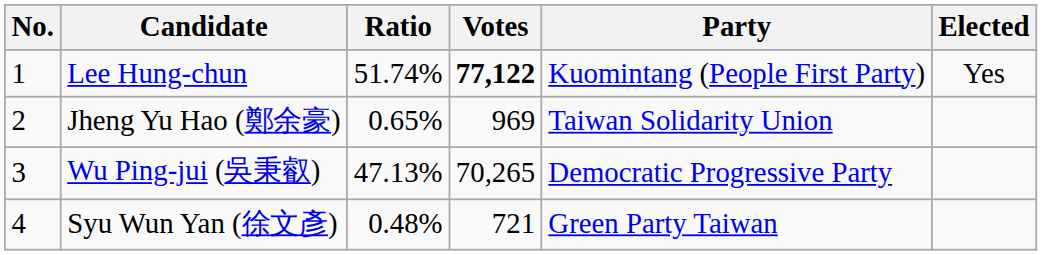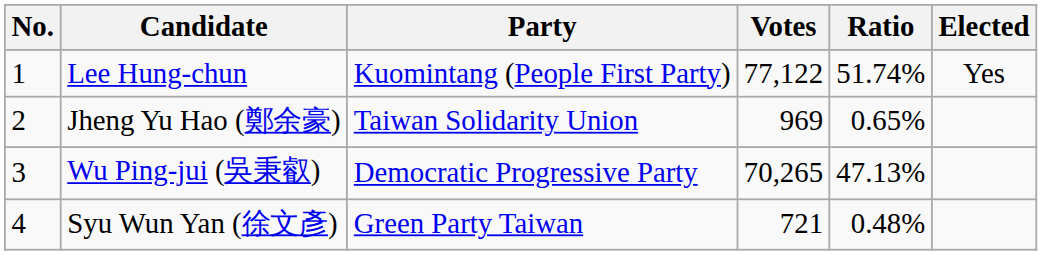columns swapped: (737, 27) <-> (398, 27)
(495, 73) bold -> (783, 73) normal
